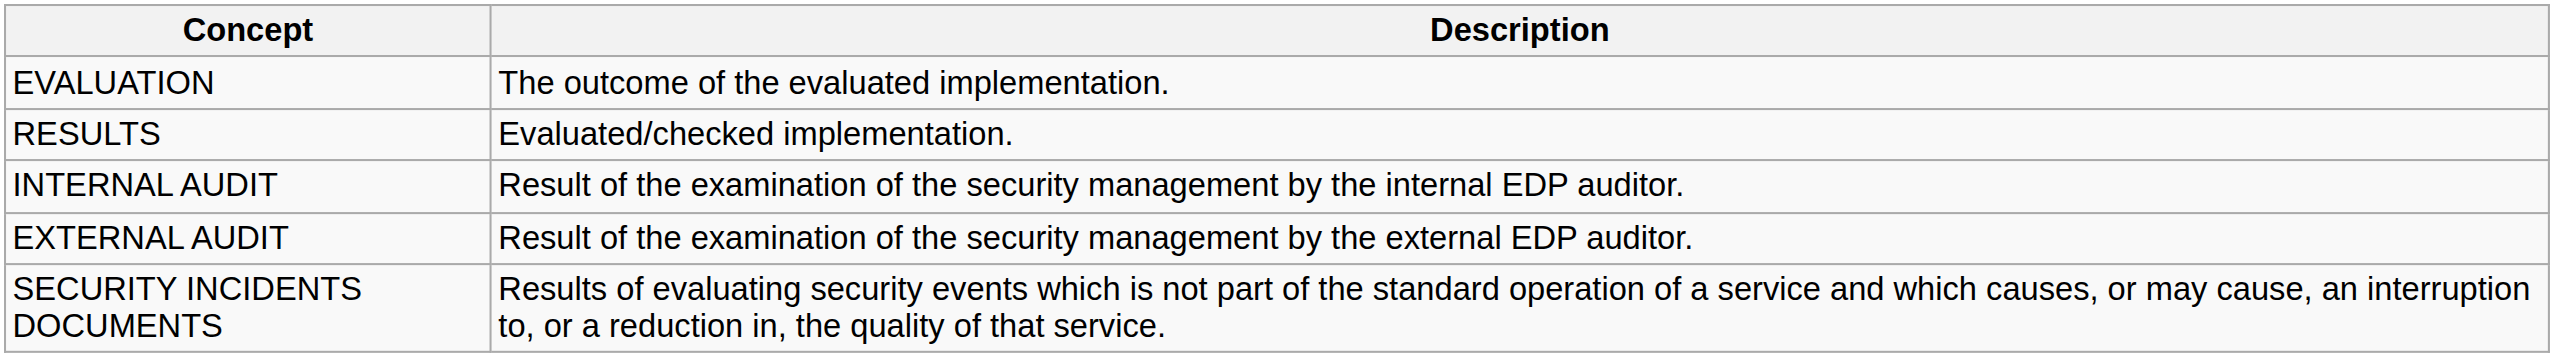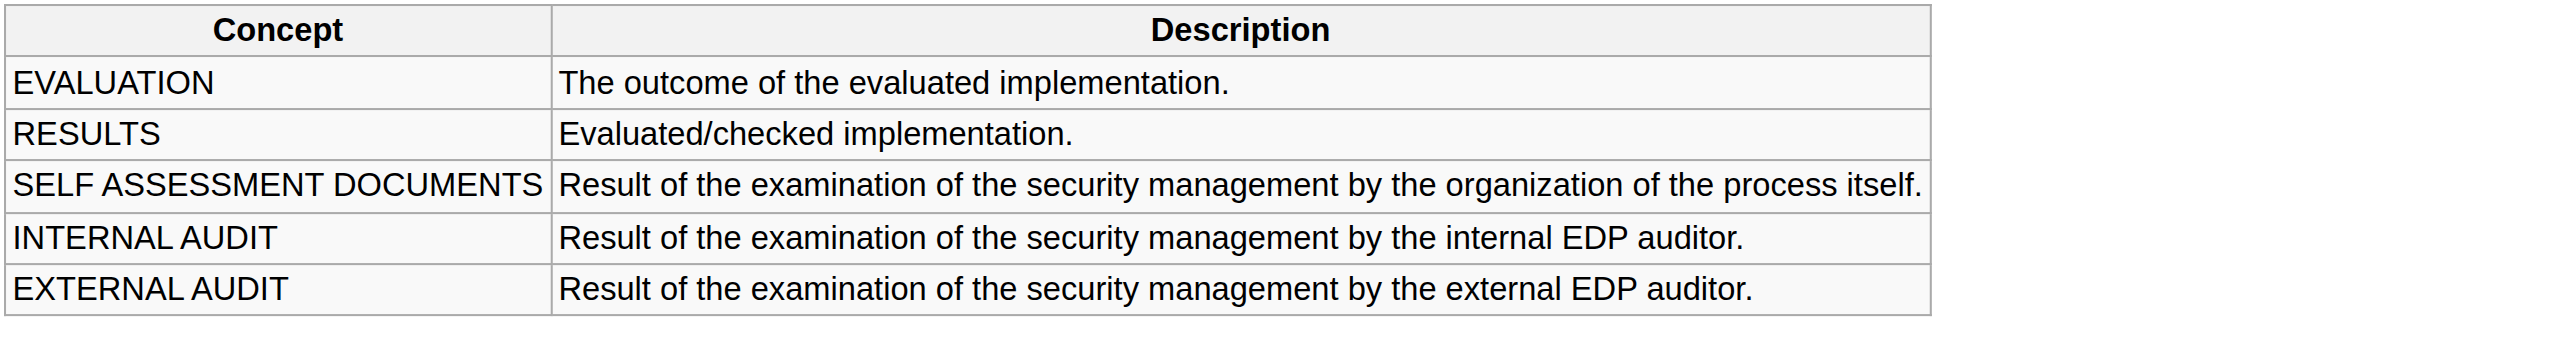+ row: (278, 185)
- row: (187, 307)
